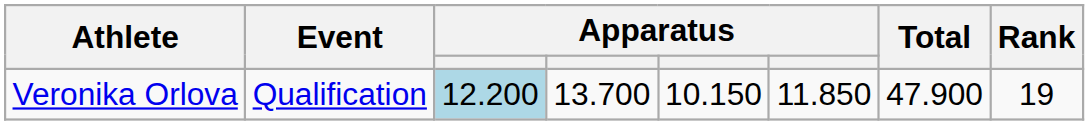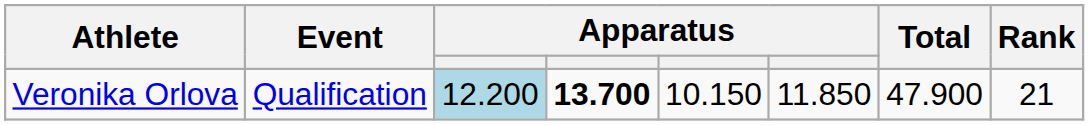(602, 95) normal -> (602, 95) bold
(1037, 95) 19 -> (1037, 95) 21
